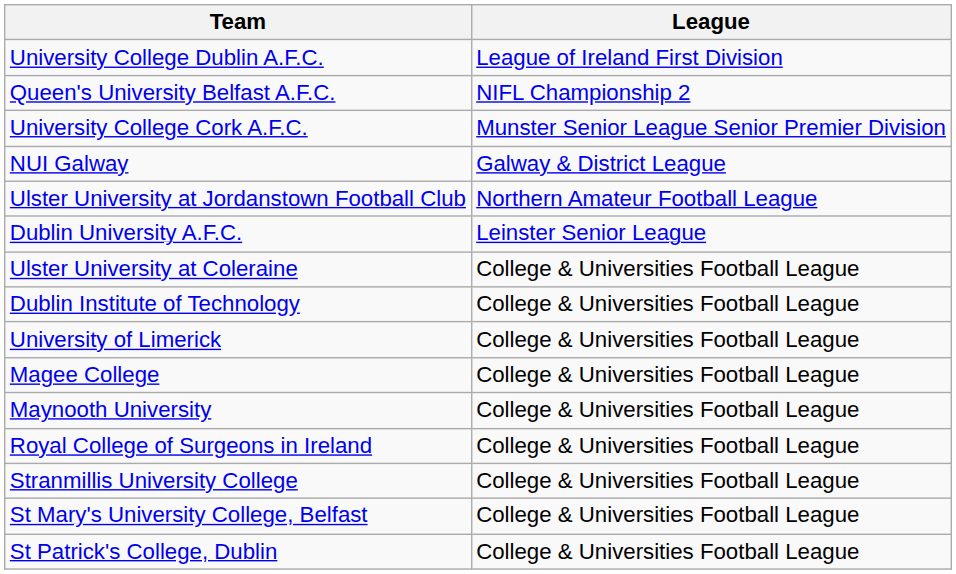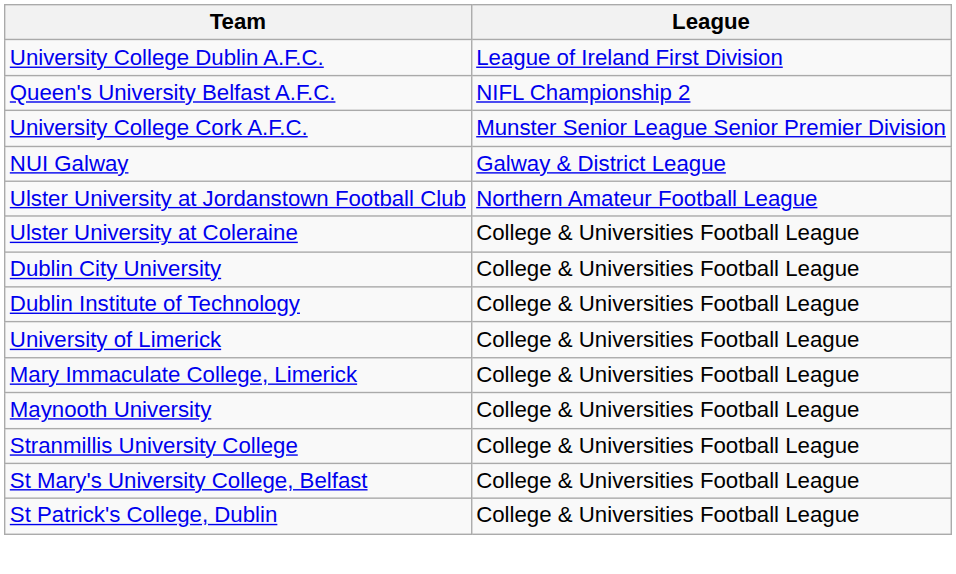- row: (126, 233)
+ row: (115, 269)
- row: (85, 374)
+ row: (183, 374)
- row: (191, 445)
